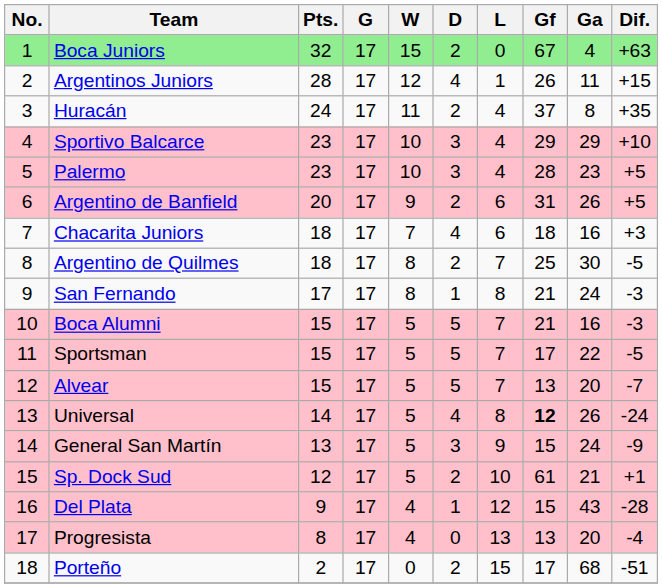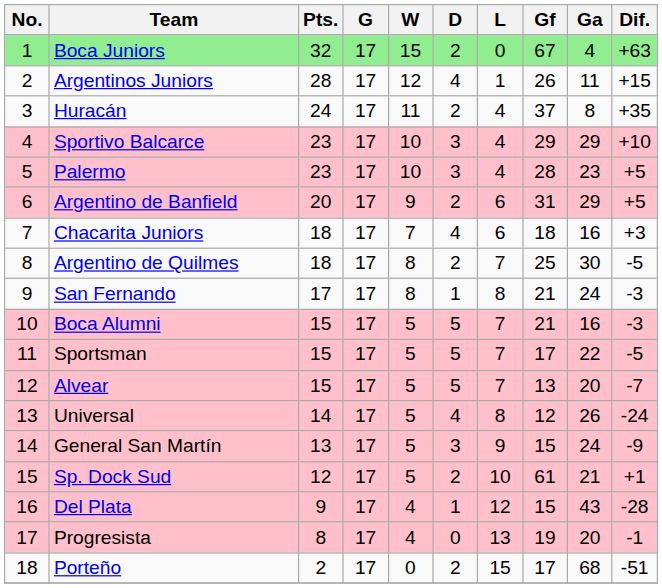(590, 202) 26 -> (590, 202) 29
(545, 415) bold -> (545, 415) normal
(545, 537) 13 -> (545, 537) 19
(635, 537) -4 -> (635, 537) -1
